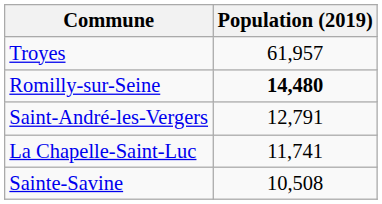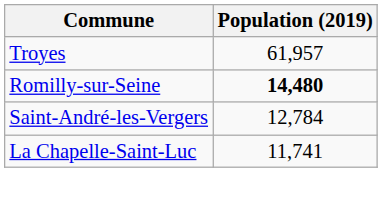(295, 118) 12,791 -> (295, 118) 12,784
- row: (66, 183)
